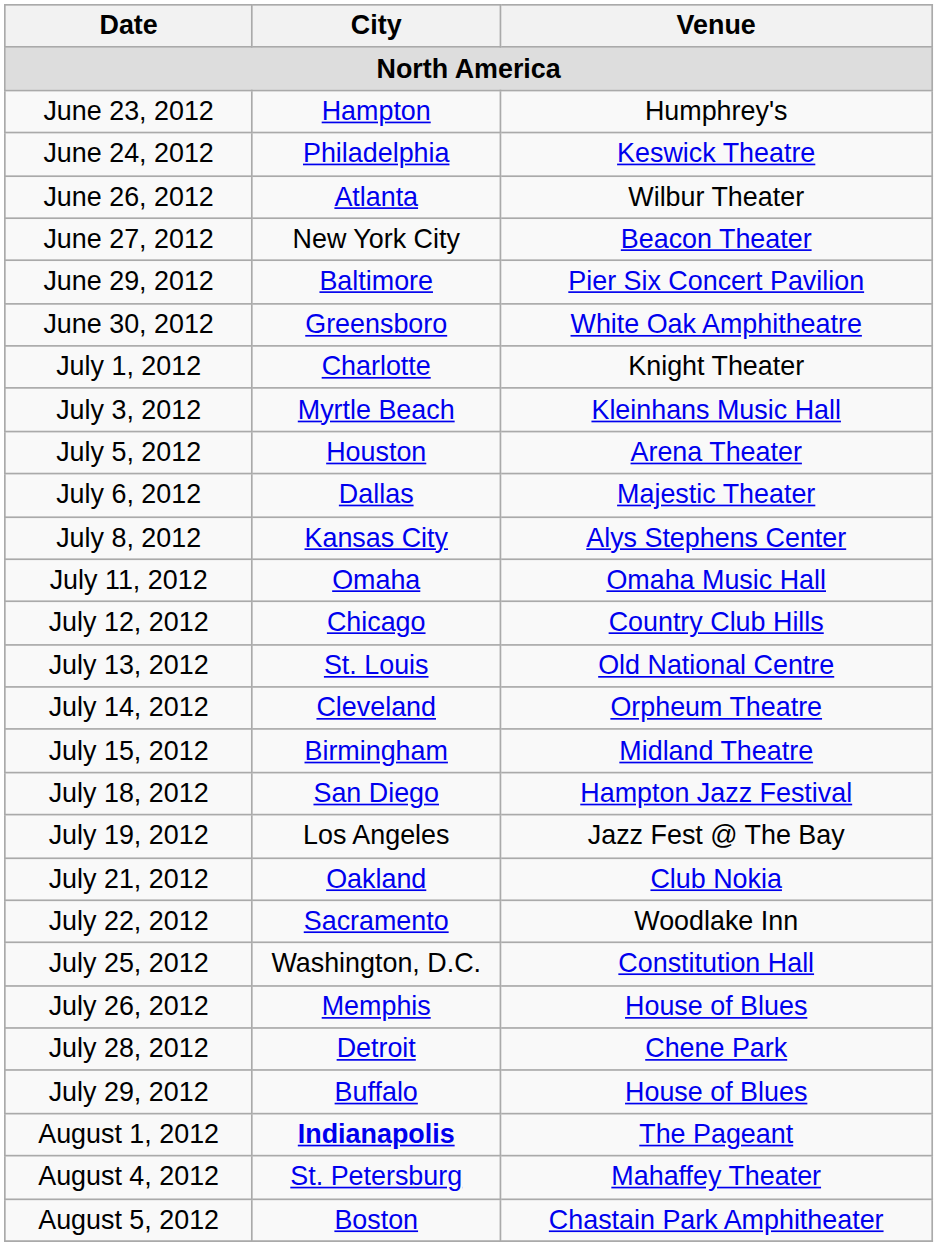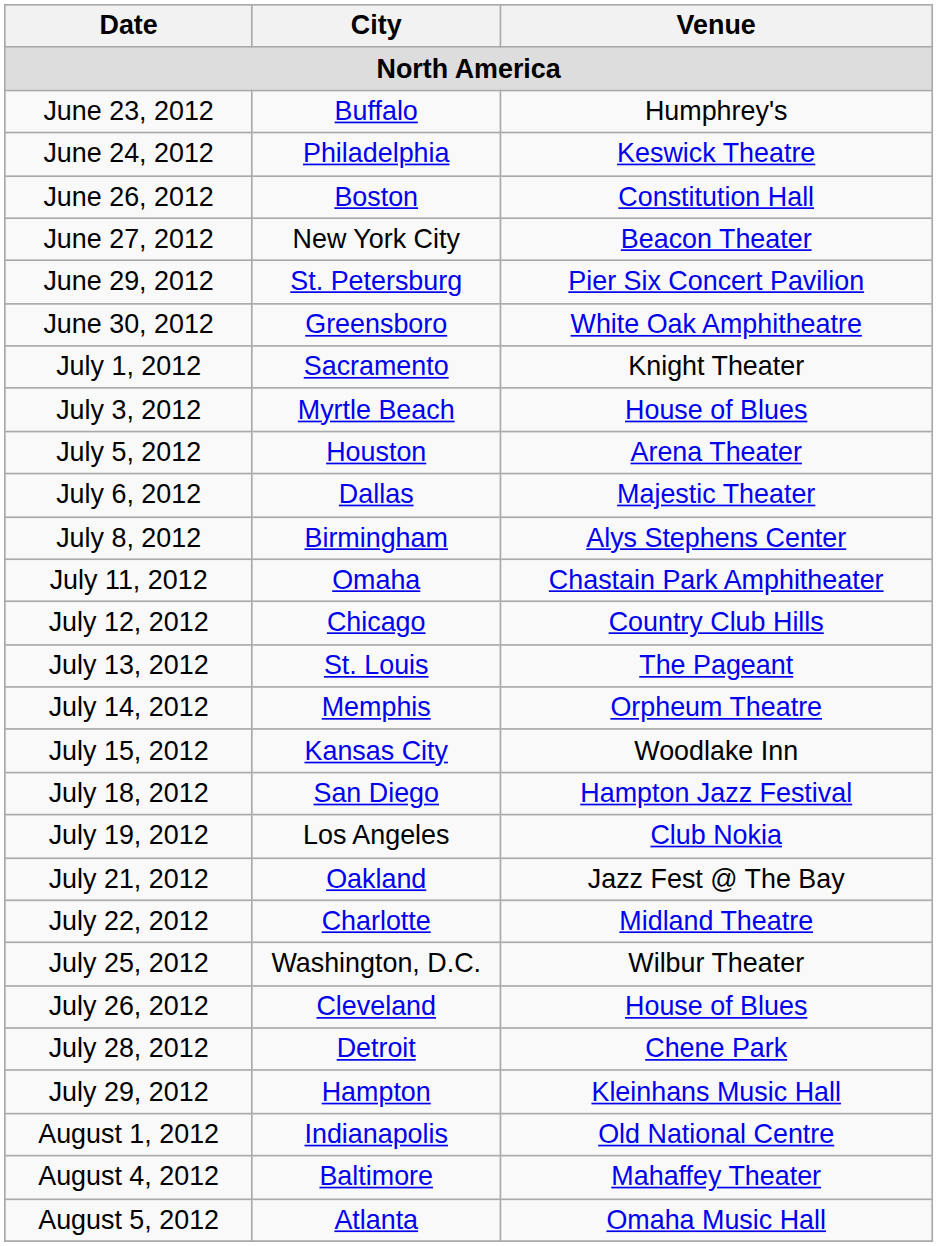(376, 111) Hampton -> (376, 111) Buffalo
(376, 196) Atlanta -> (376, 196) Boston
(716, 196) Wilbur Theater -> (716, 196) Constitution Hall
(376, 281) Baltimore -> (376, 281) St. Petersburg
(376, 366) Charlotte -> (376, 366) Sacramento
(716, 409) Kleinhans Music Hall -> (716, 409) House of Blues
(376, 537) Kansas City -> (376, 537) Birmingham
(716, 580) Omaha Music Hall -> (716, 580) Chastain Park Amphitheater
(716, 665) Old National Centre -> (716, 665) The Pageant
(376, 707) Cleveland -> (376, 707) Memphis
(376, 750) Birmingham -> (376, 750) Kansas City
(716, 750) Midland Theatre -> (716, 750) Woodlake Inn
(716, 835) Jazz Fest @ The Bay -> (716, 835) Club Nokia
(716, 878) Club Nokia -> (716, 878) Jazz Fest @ The Bay
(376, 921) Sacramento -> (376, 921) Charlotte
(716, 921) Woodlake Inn -> (716, 921) Midland Theatre
(716, 963) Constitution Hall -> (716, 963) Wilbur Theater
(376, 1006) Memphis -> (376, 1006) Cleveland
(376, 1091) Buffalo -> (376, 1091) Hampton
(716, 1091) House of Blues -> (716, 1091) Kleinhans Music Hall
(376, 1134) bold -> (376, 1134) normal
(716, 1134) The Pageant -> (716, 1134) Old National Centre
(376, 1176) St. Petersburg -> (376, 1176) Baltimore
(376, 1219) Boston -> (376, 1219) Atlanta
(716, 1219) Chastain Park Amphitheater -> (716, 1219) Omaha Music Hall
